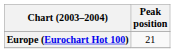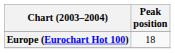(150, 39) 21 -> (150, 39) 18
